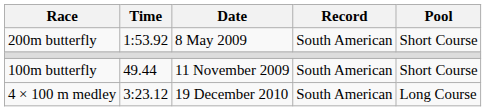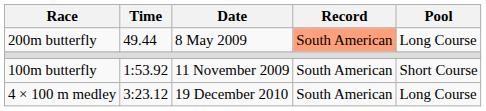(146, 39) 1:53.92 -> (140, 39) 49.44
(344, 39) no background -> (344, 39) lightsalmon background
(438, 39) Short Course -> (438, 39) Long Course
(140, 70) 49.44 -> (146, 70) 1:53.92
